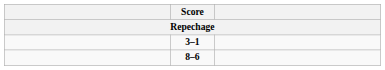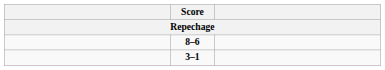rows swapped: (192, 57) <-> (192, 42)
